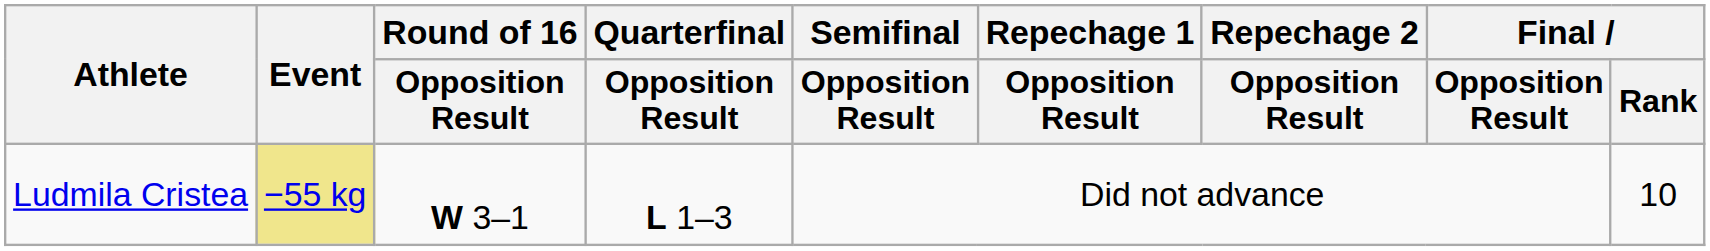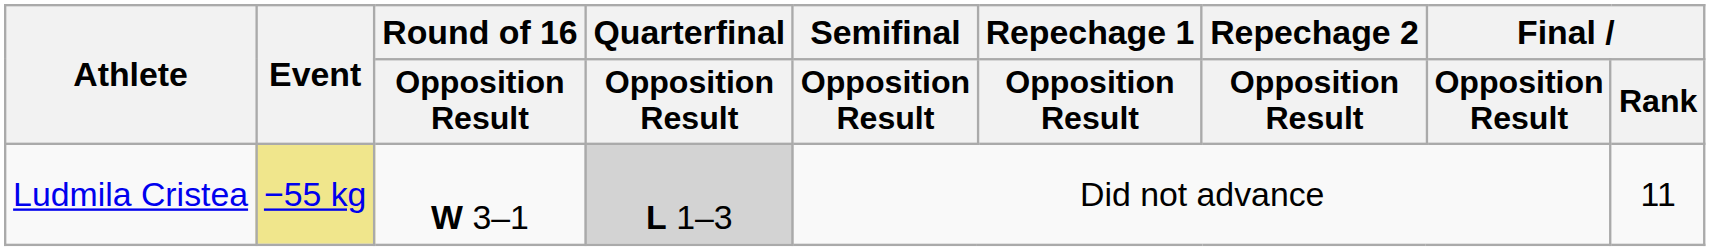(689, 218) no background -> (689, 218) lightgrey background
(1658, 195) 10 -> (1658, 195) 11
